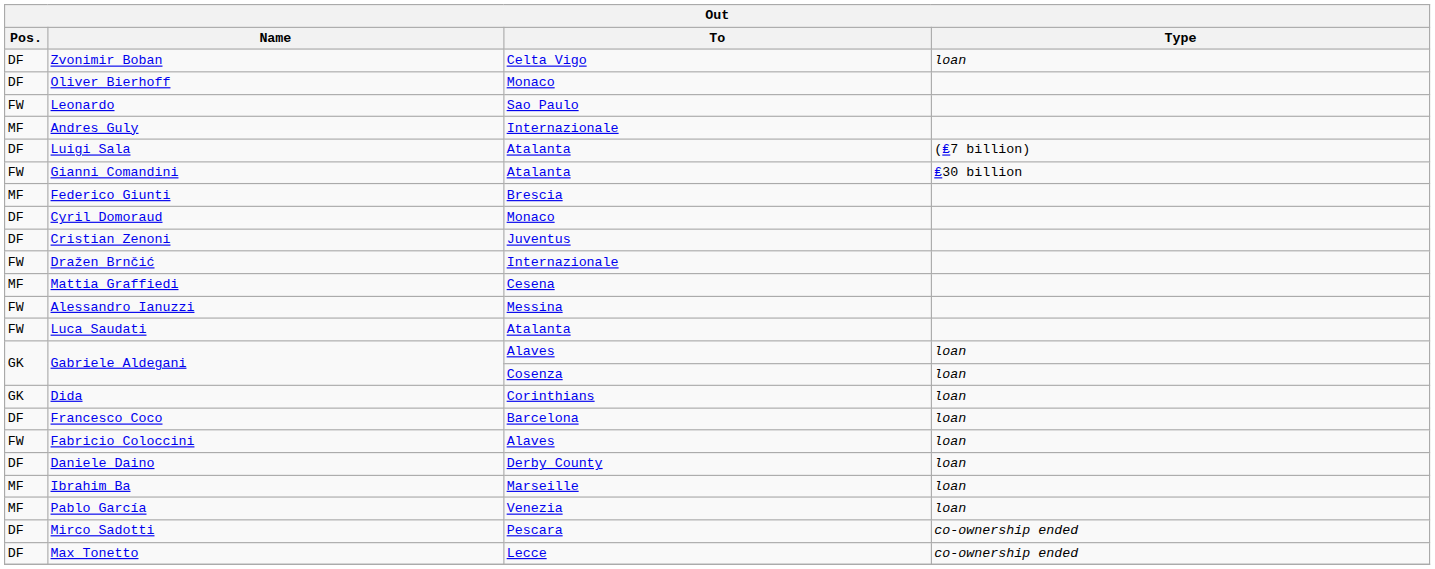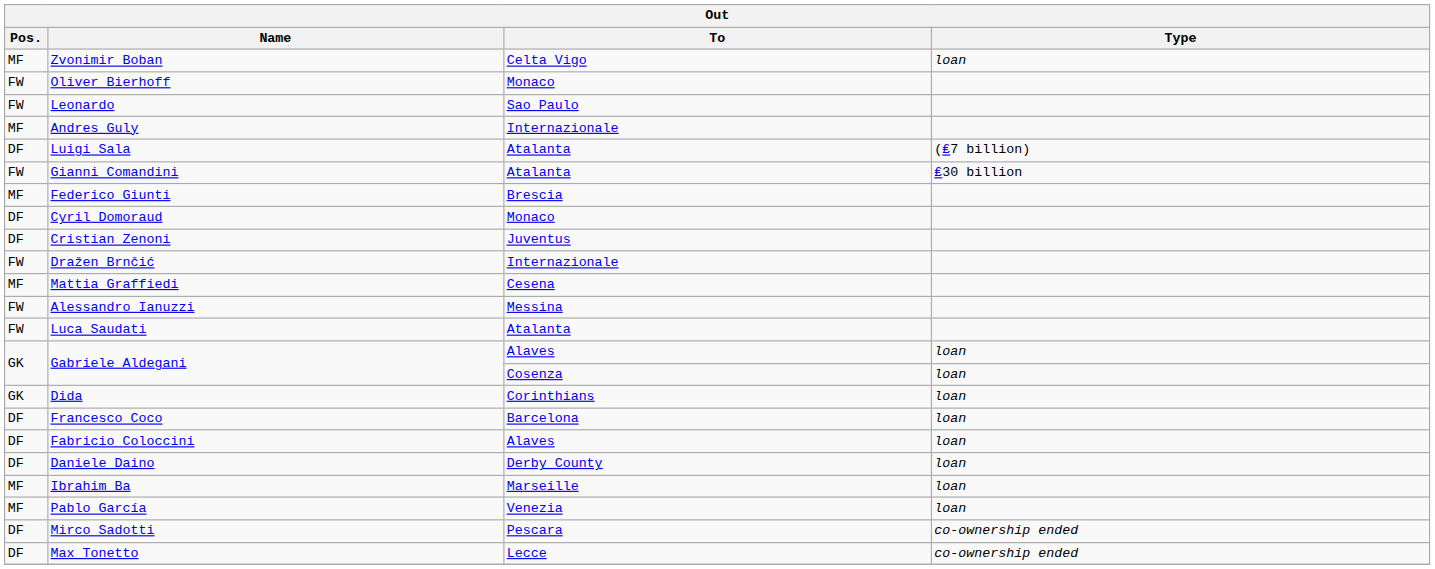(16, 60) DF -> (16, 60) MF
(16, 83) DF -> (16, 83) FW
(16, 441) FW -> (16, 441) DF
